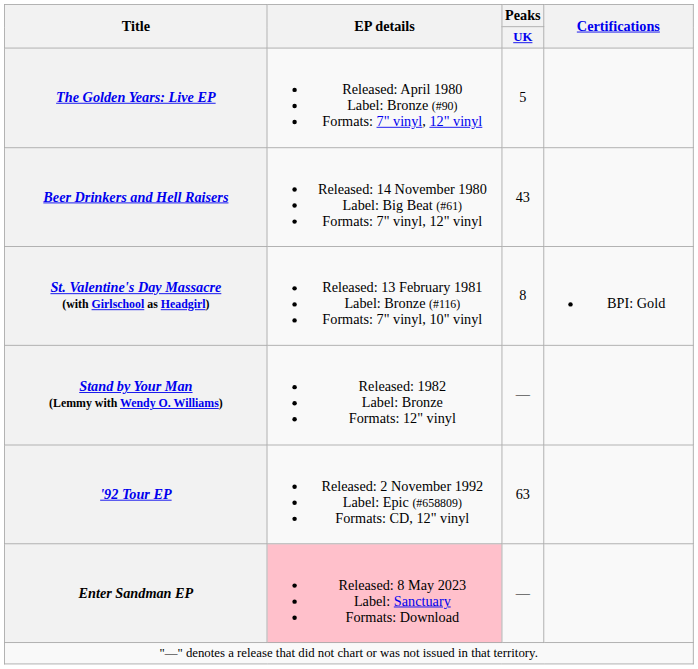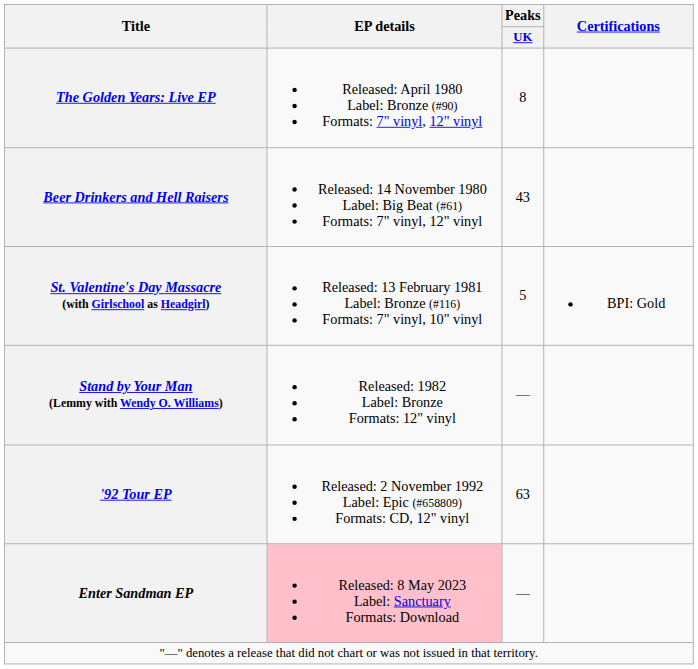(523, 97) 5 -> (523, 97) 8
(523, 296) 8 -> (523, 296) 5
